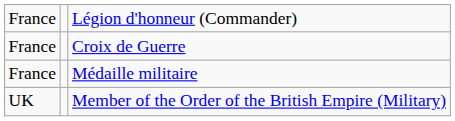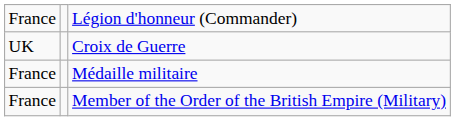(32, 45) France -> (21, 45) UK
(21, 101) UK -> (32, 101) France
